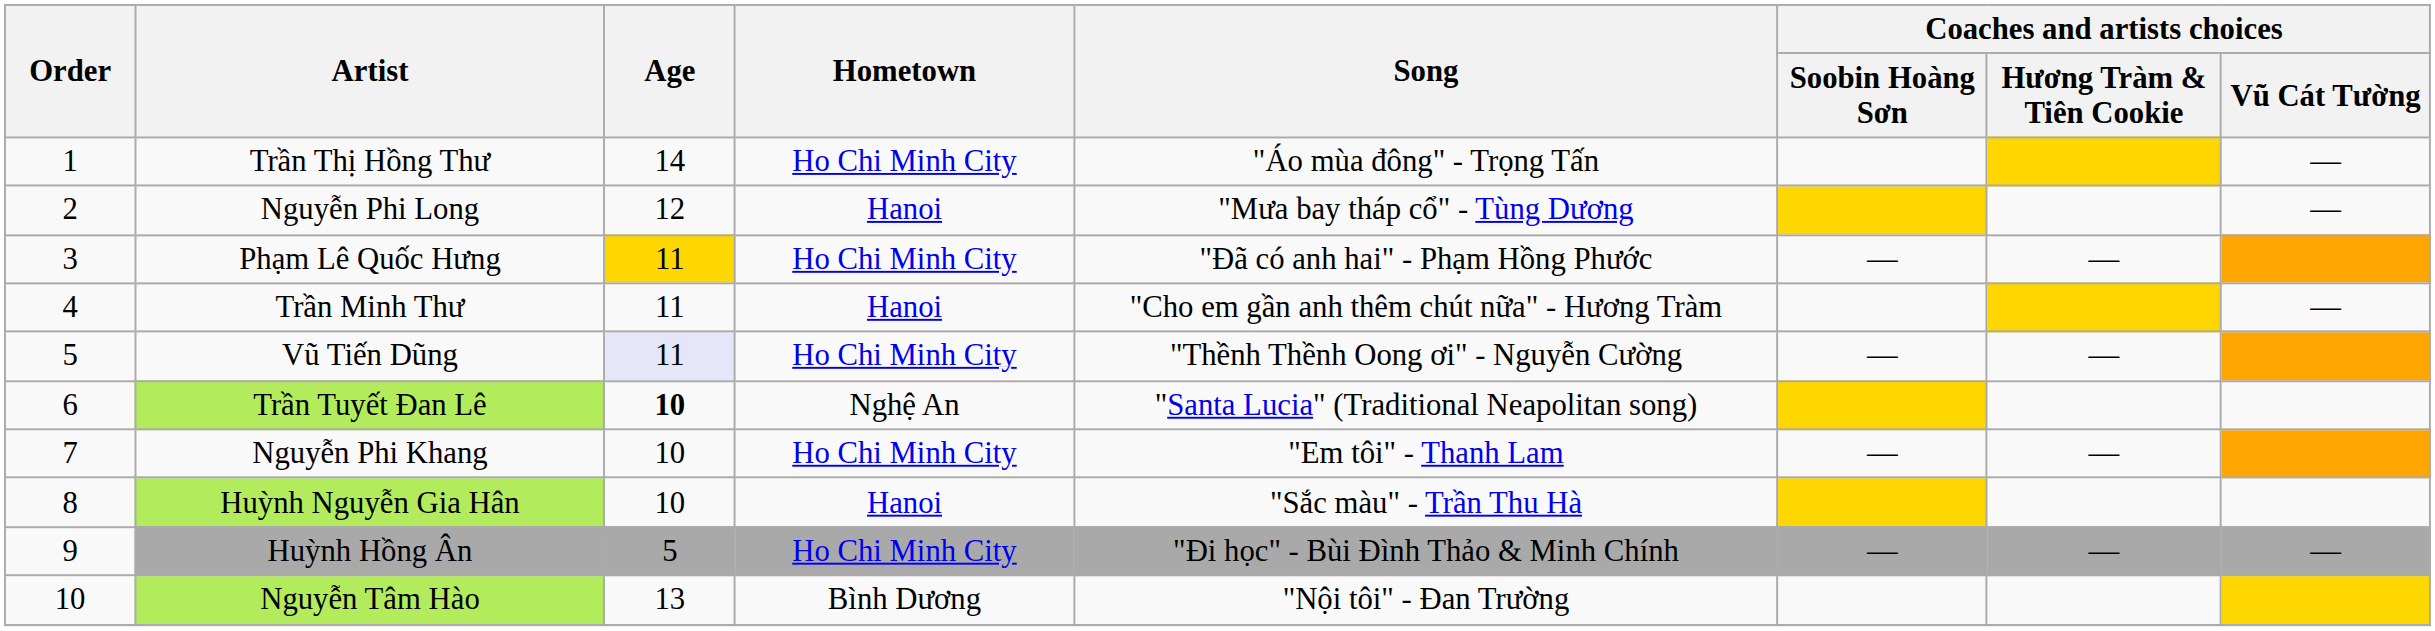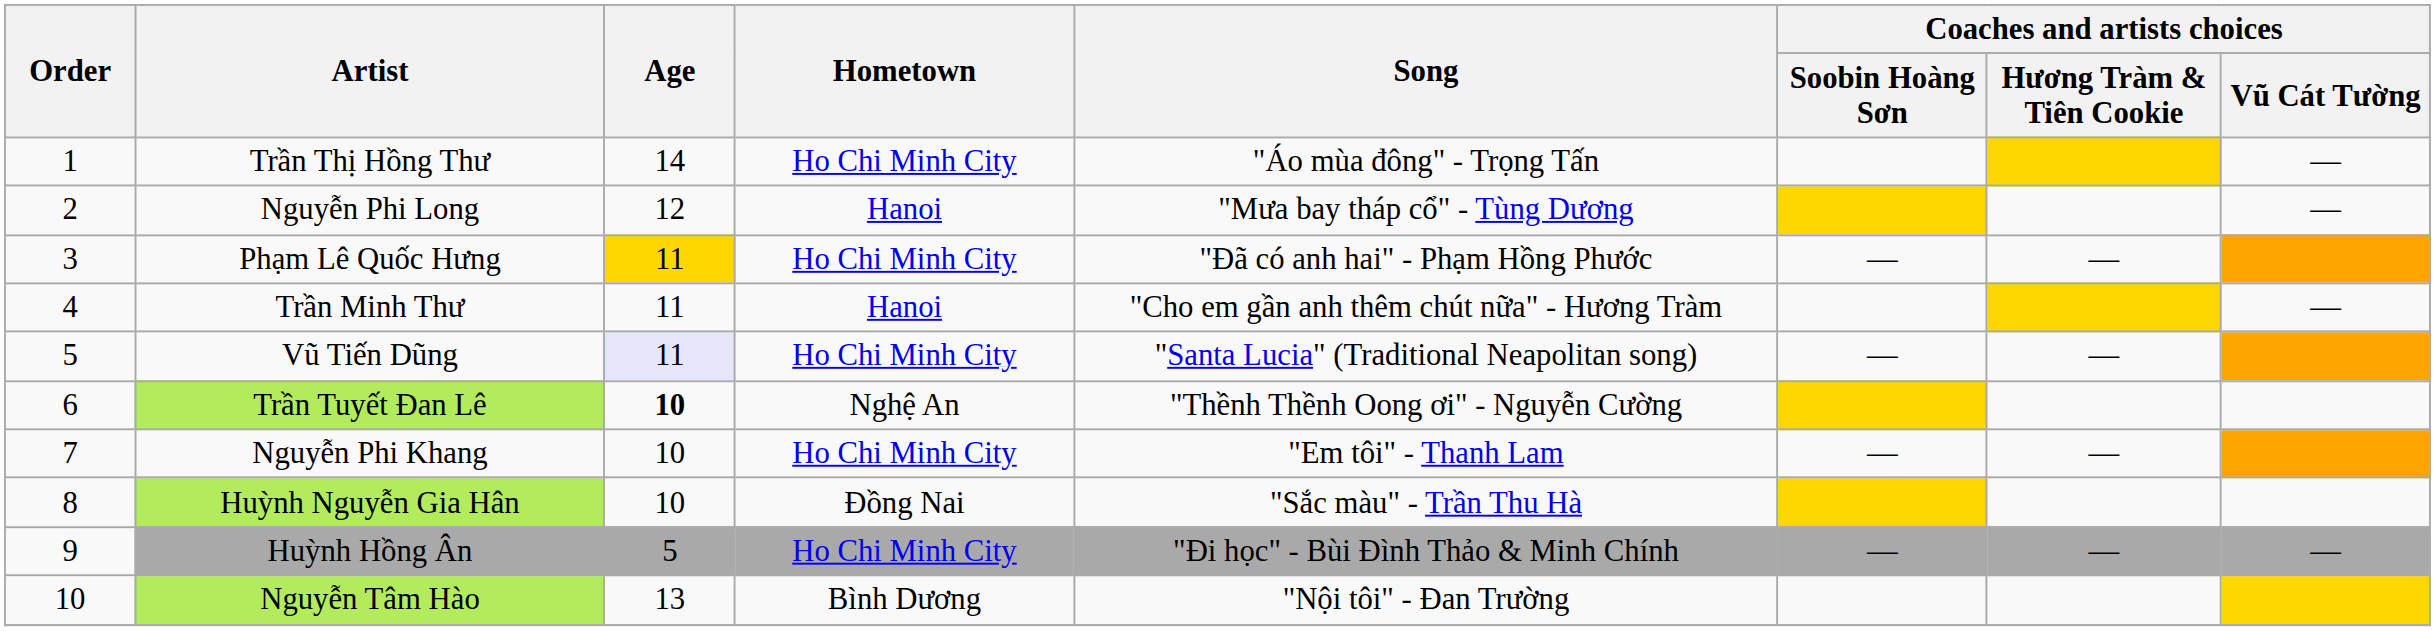(1426, 355) "Thềnh Thềnh Oong ơi" - Nguyễn Cường -> (1426, 355) "Santa Lucia" (Traditional Neapolitan song)
(1426, 404) "Santa Lucia" (Traditional Neapolitan song) -> (1426, 404) "Thềnh Thềnh Oong ơi" - Nguyễn Cường
(904, 501) Hanoi -> (904, 501) Đồng Nai
